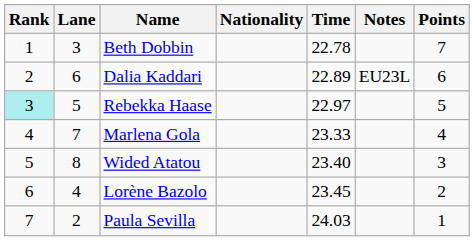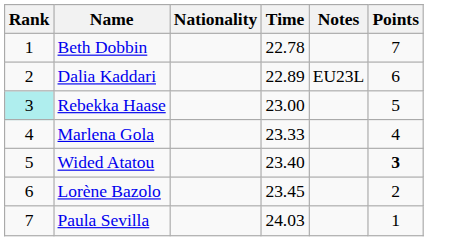- column: (76, 19)
(331, 105) 22.97 -> (285, 105) 23.00
(442, 163) normal -> (396, 163) bold
